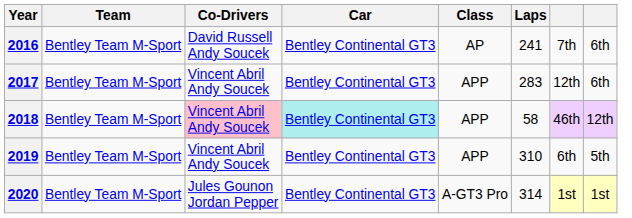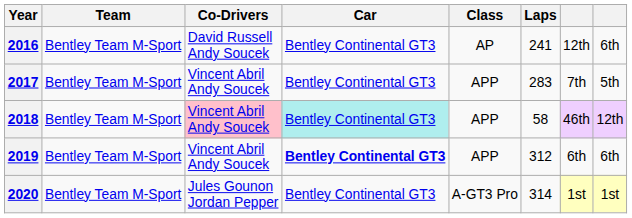(567, 45) 7th -> (577, 45) 12th
(567, 83) 12th -> (577, 83) 7th
(600, 83) 6th -> (610, 83) 5th
(360, 157) normal -> (365, 157) bold
(531, 157) 310 -> (540, 157) 312
(600, 157) 5th -> (610, 157) 6th
